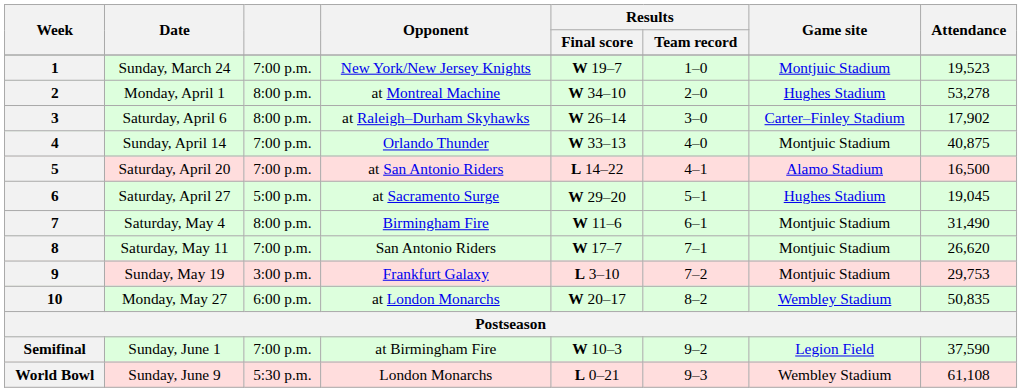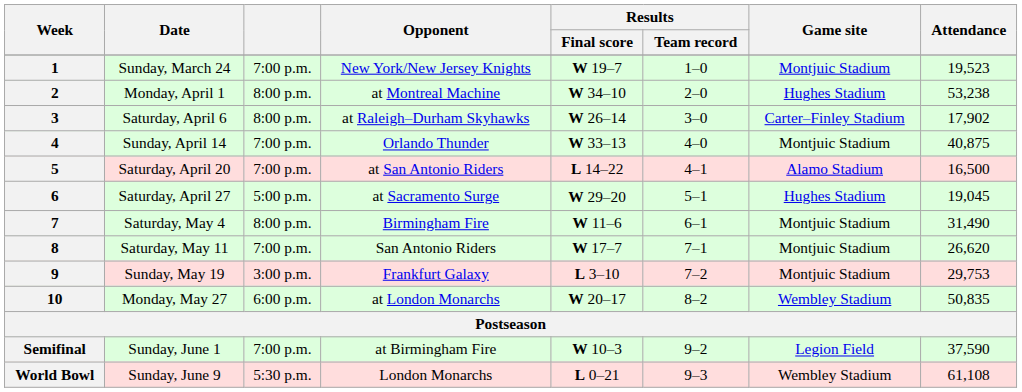(969, 93) 53,278 -> (969, 93) 53,238
